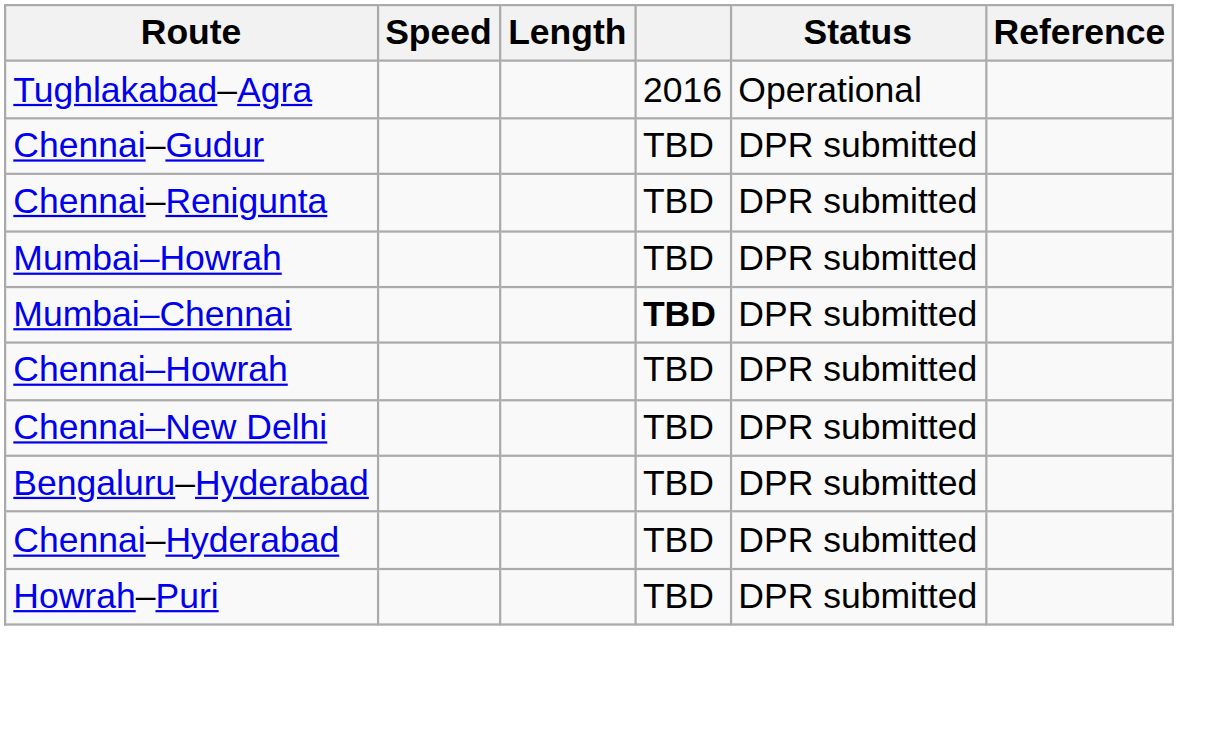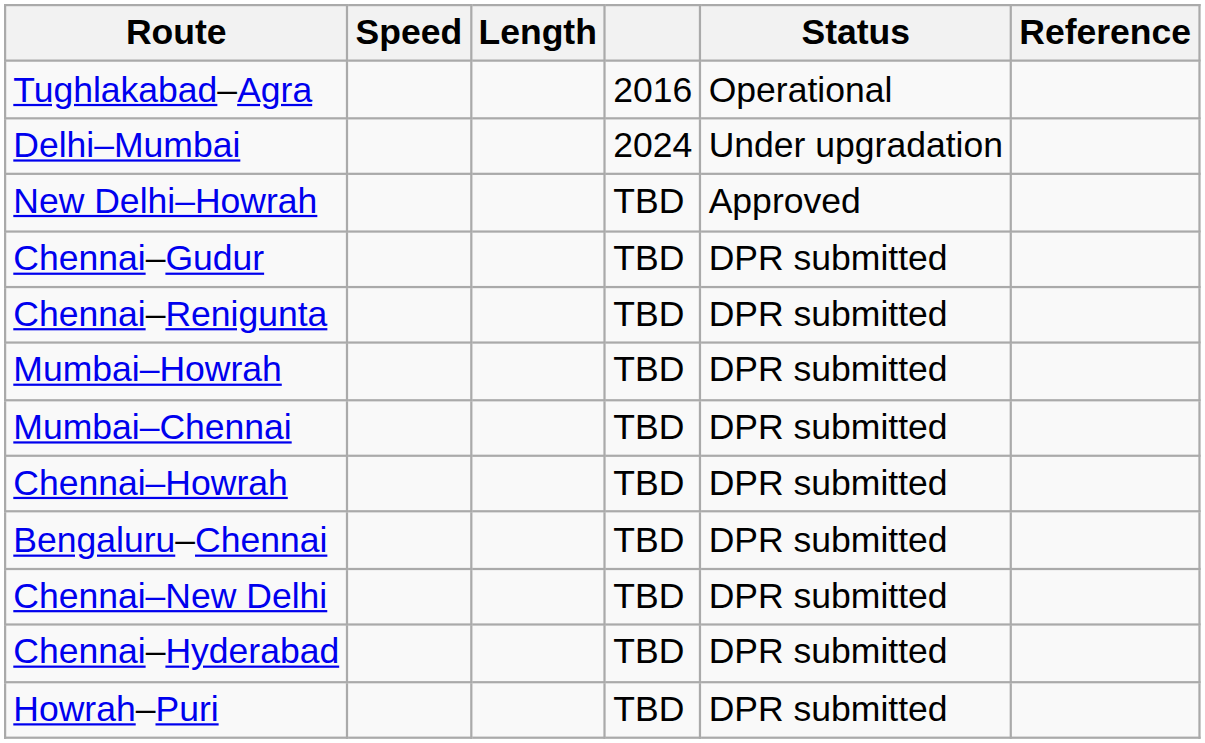+ row: (127, 145)
+ row: (165, 201)
(679, 314) bold -> (649, 426) normal
+ row: (170, 539)
- row: (191, 483)
